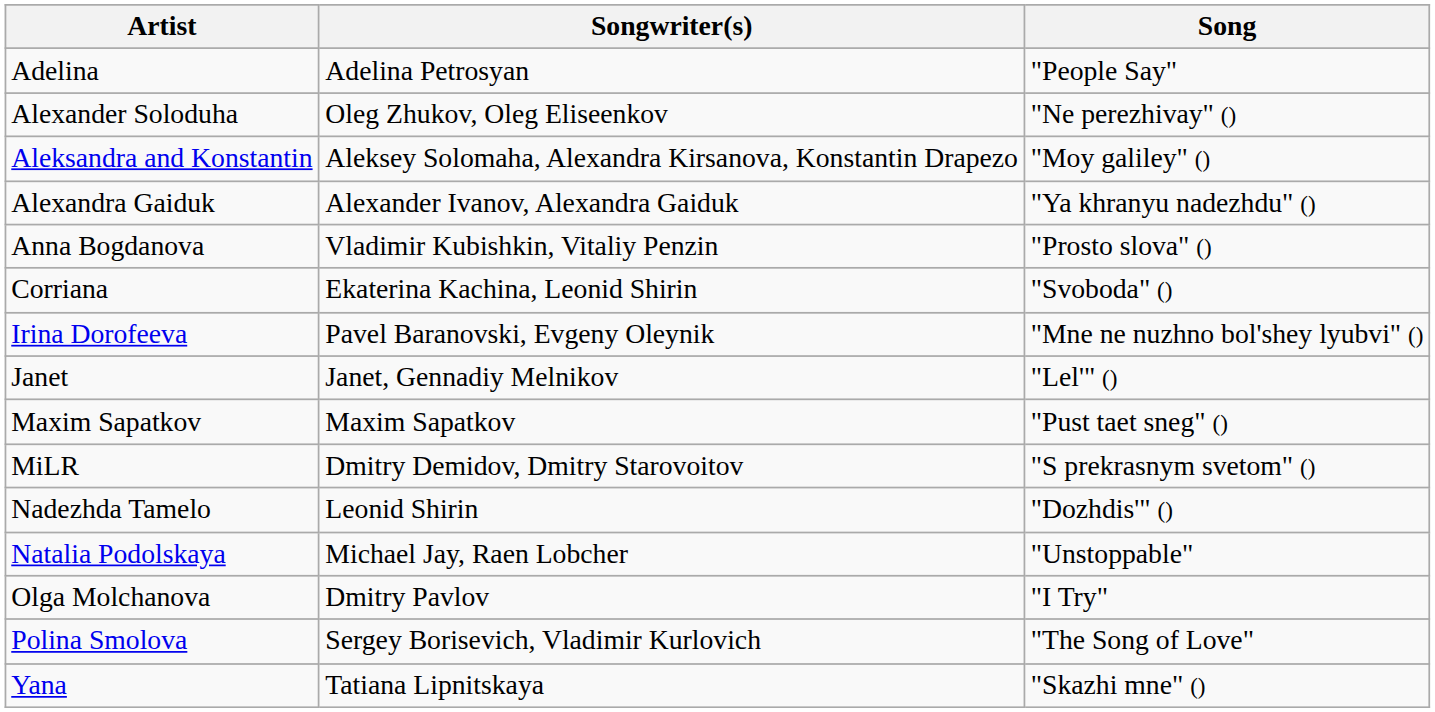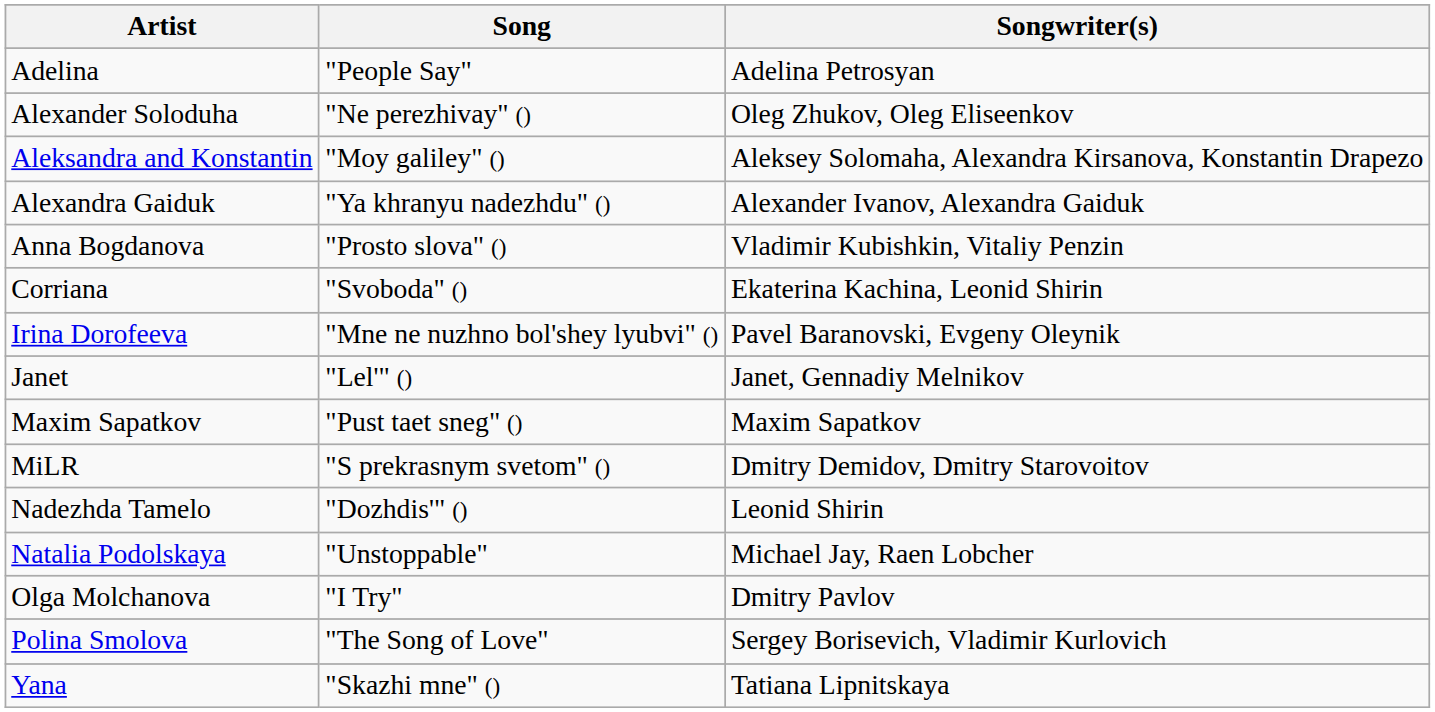columns swapped: (1227, 26) <-> (672, 26)
